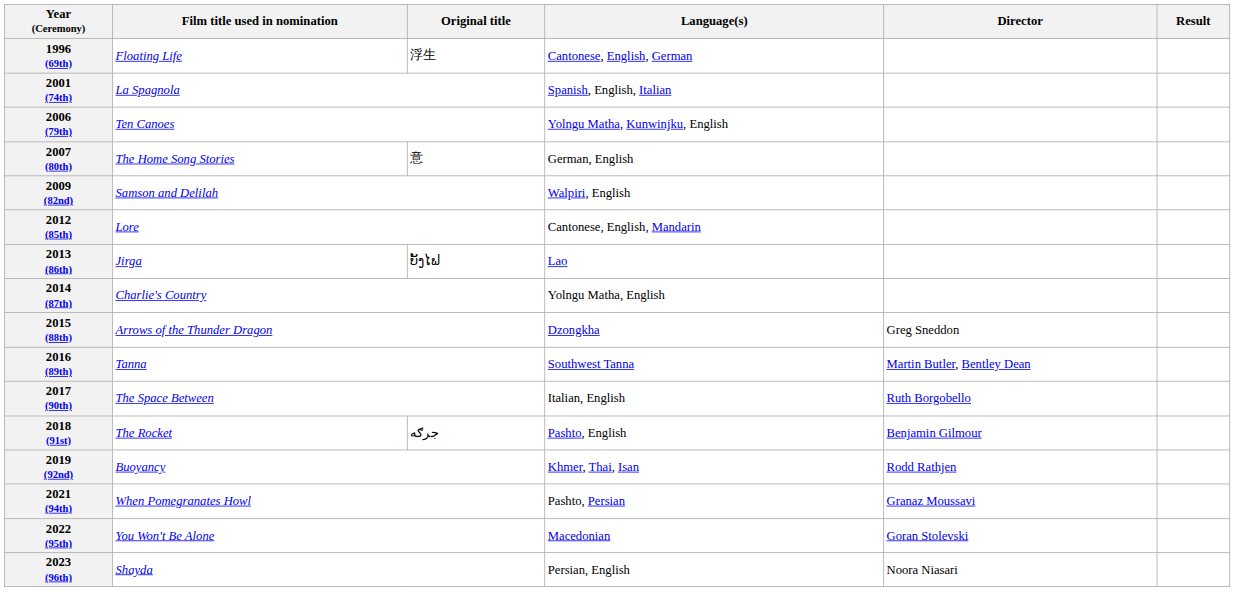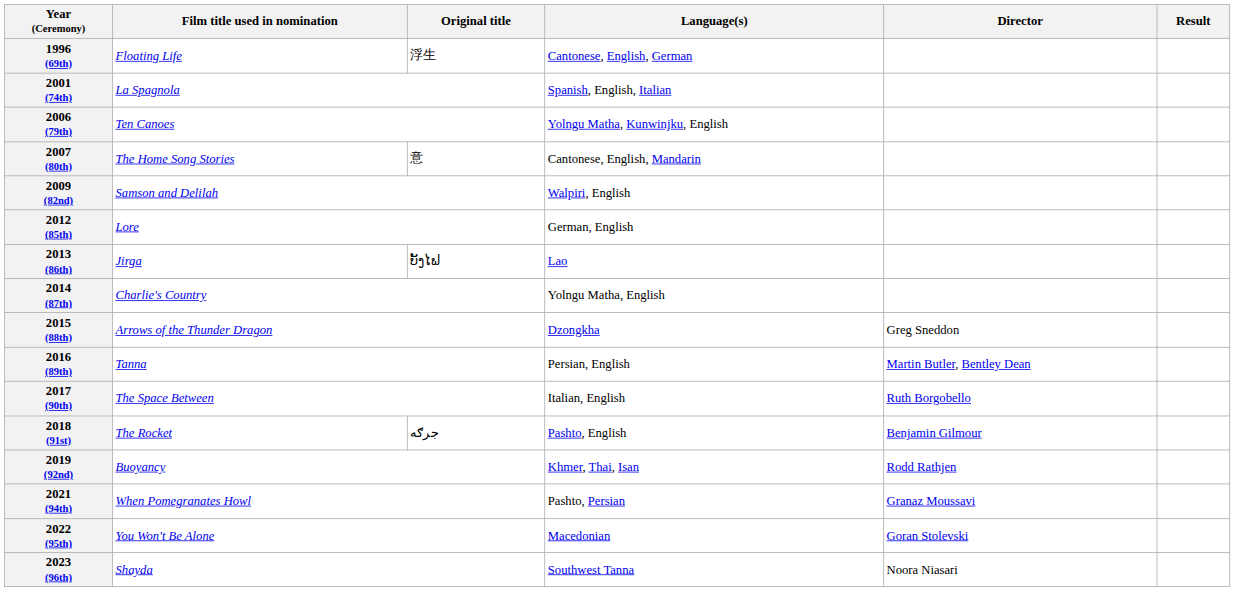(591, 158) German, English -> (624, 158) Cantonese, English, Mandarin
(624, 227) Cantonese, English, Mandarin -> (591, 227) German, English
(591, 364) Southwest Tanna -> (589, 364) Persian, English
(589, 569) Persian, English -> (591, 569) Southwest Tanna
